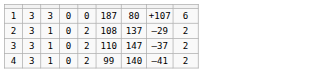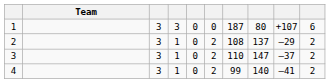+ column: (86, 12)
